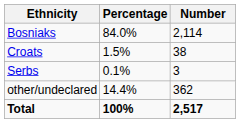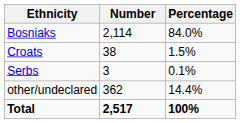columns swapped: (203, 14) <-> (135, 14)
